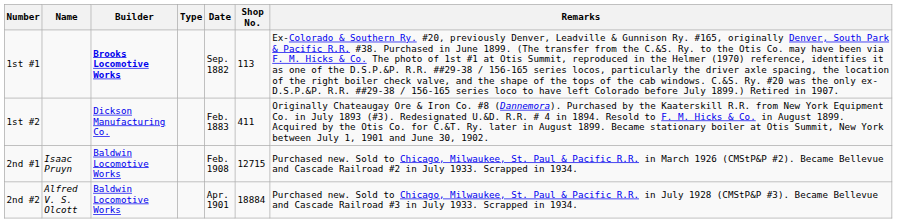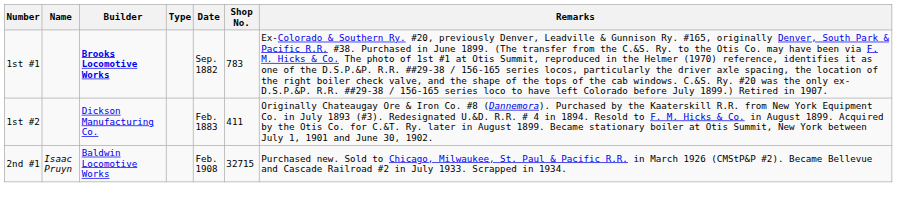(246, 64) 113 -> (235, 64) 783
(251, 164) 12715 -> (240, 164) 32715
- row: (23, 200)
